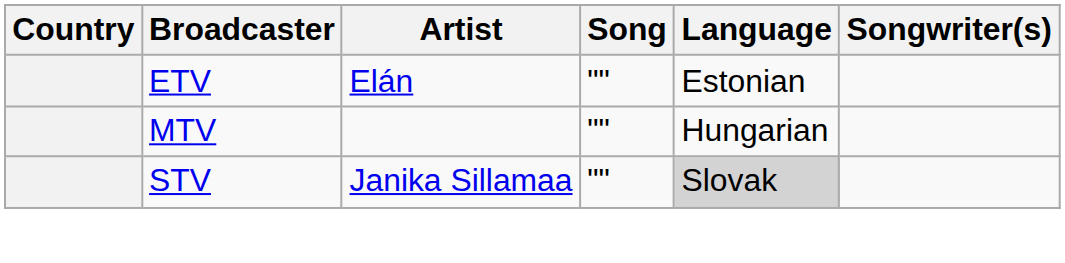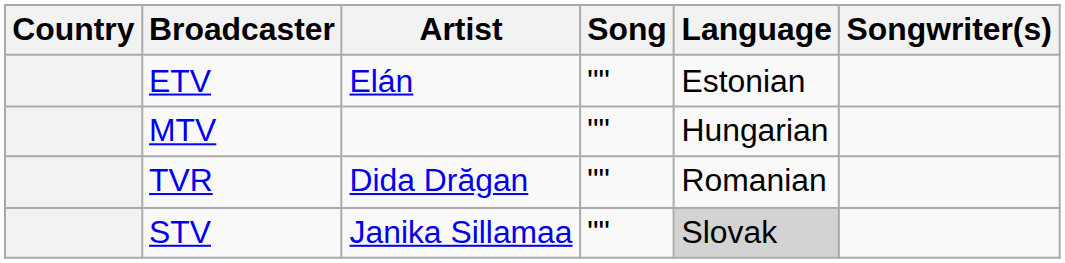+ row: (181, 181)
